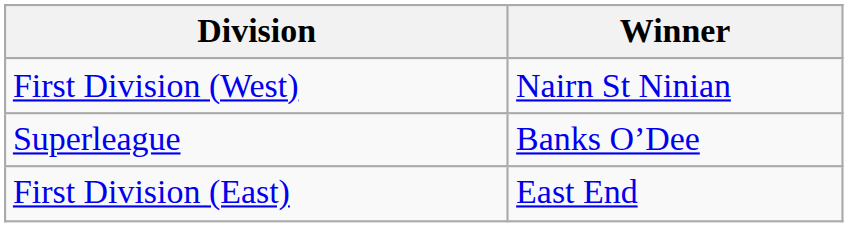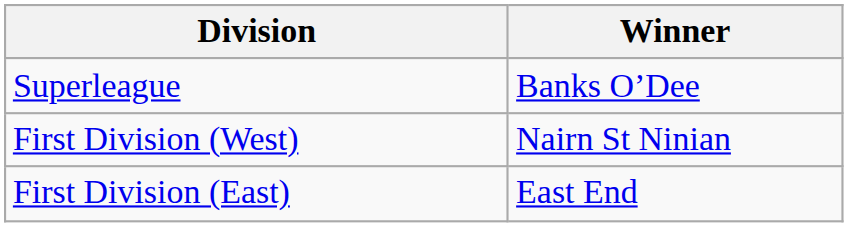rows swapped: (97, 138) <-> (156, 85)
